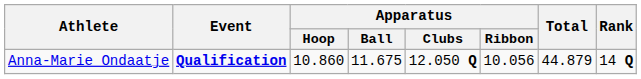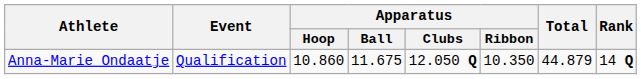(231, 61) bold -> (231, 61) normal
(509, 61) 10.056 -> (509, 61) 10.350
